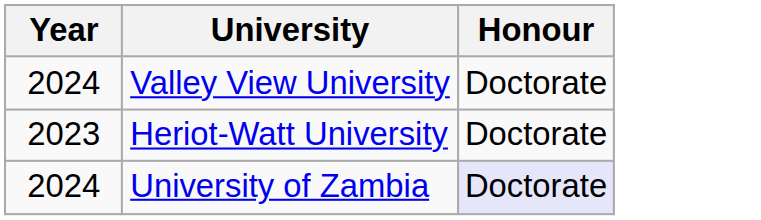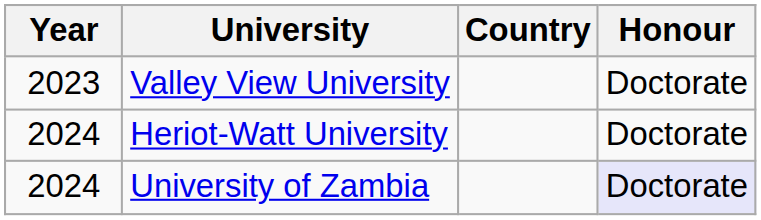+ column: (528, 30)
(64, 82) 2024 -> (64, 82) 2023
(64, 134) 2023 -> (64, 134) 2024
